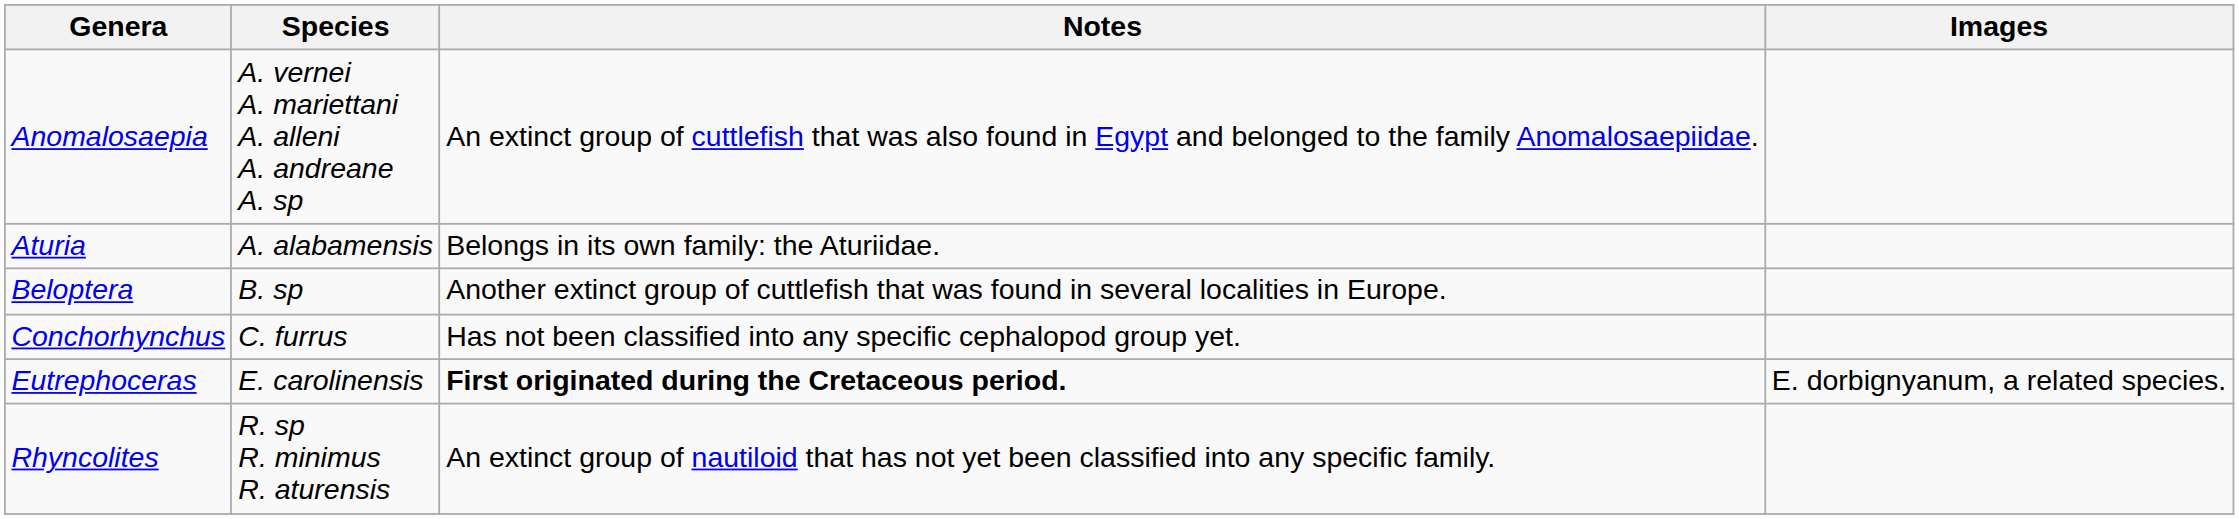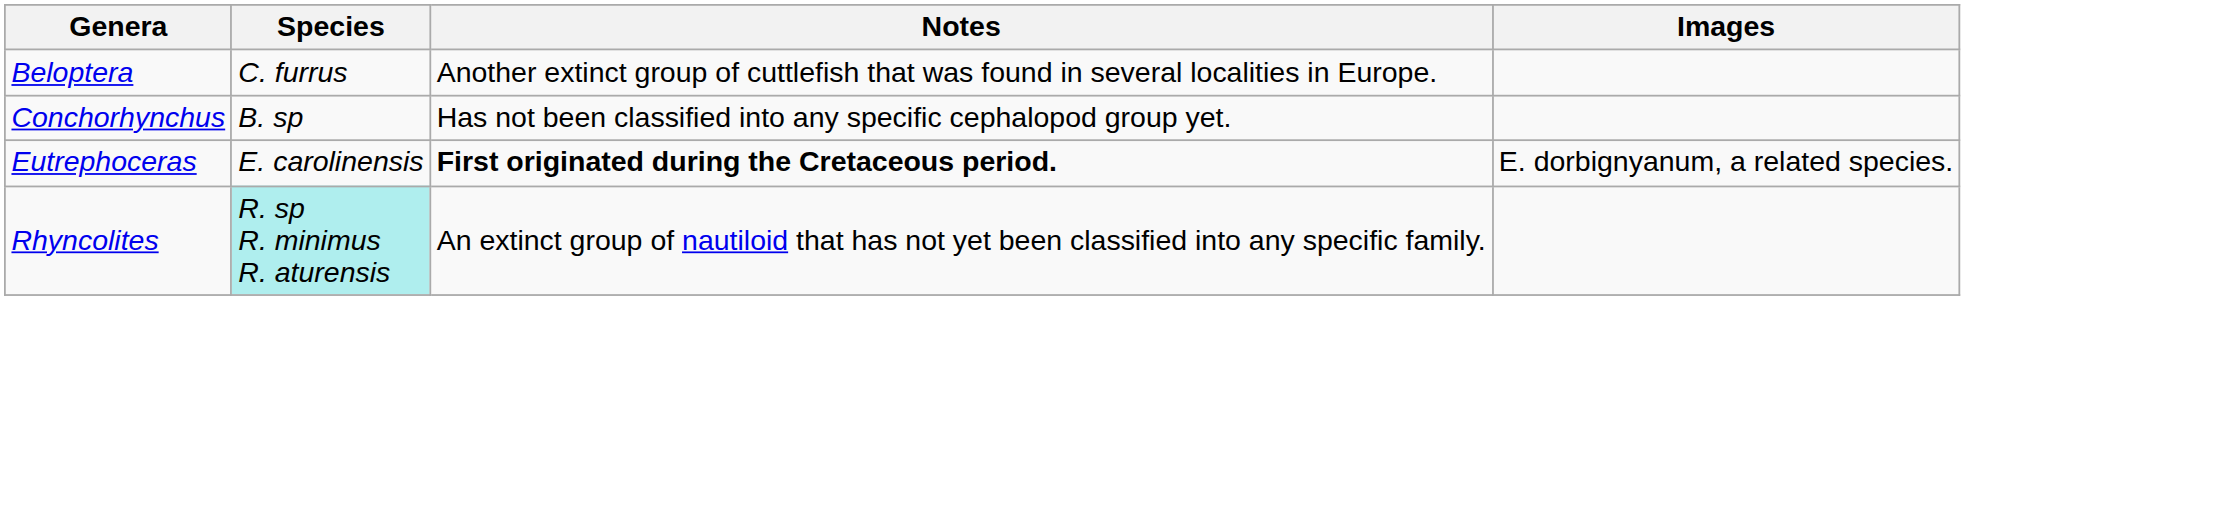- row: (110, 136)
- row: (49, 245)
(271, 290) B. sp -> (293, 72) C. furrus
(293, 335) C. furrus -> (271, 117) B. sp
(314, 458) no background -> (314, 239) paleturquoise background
